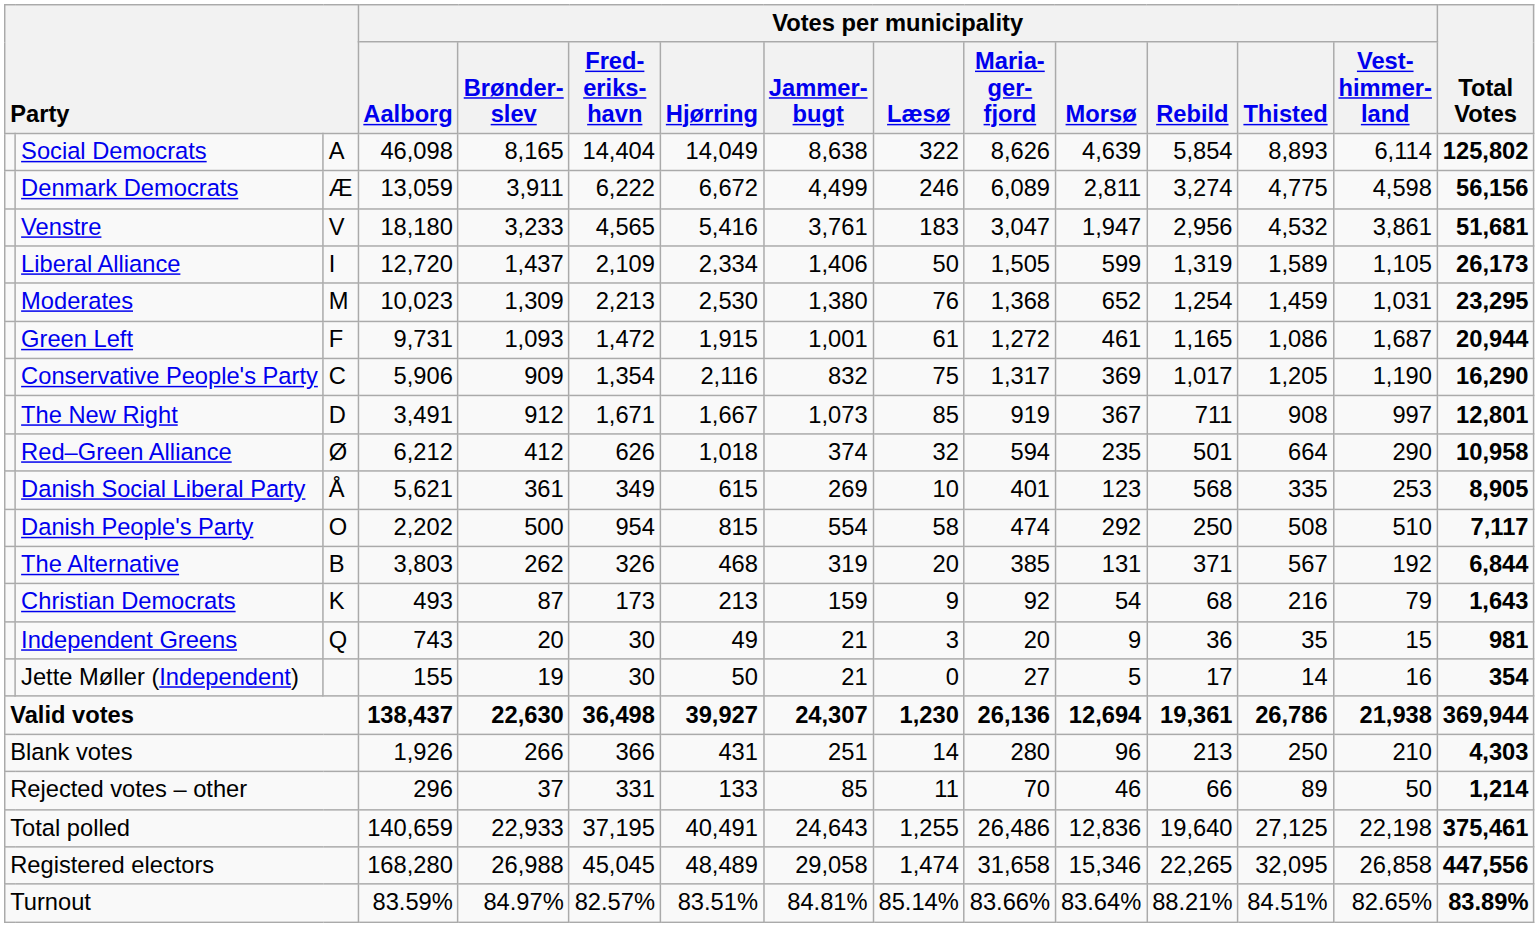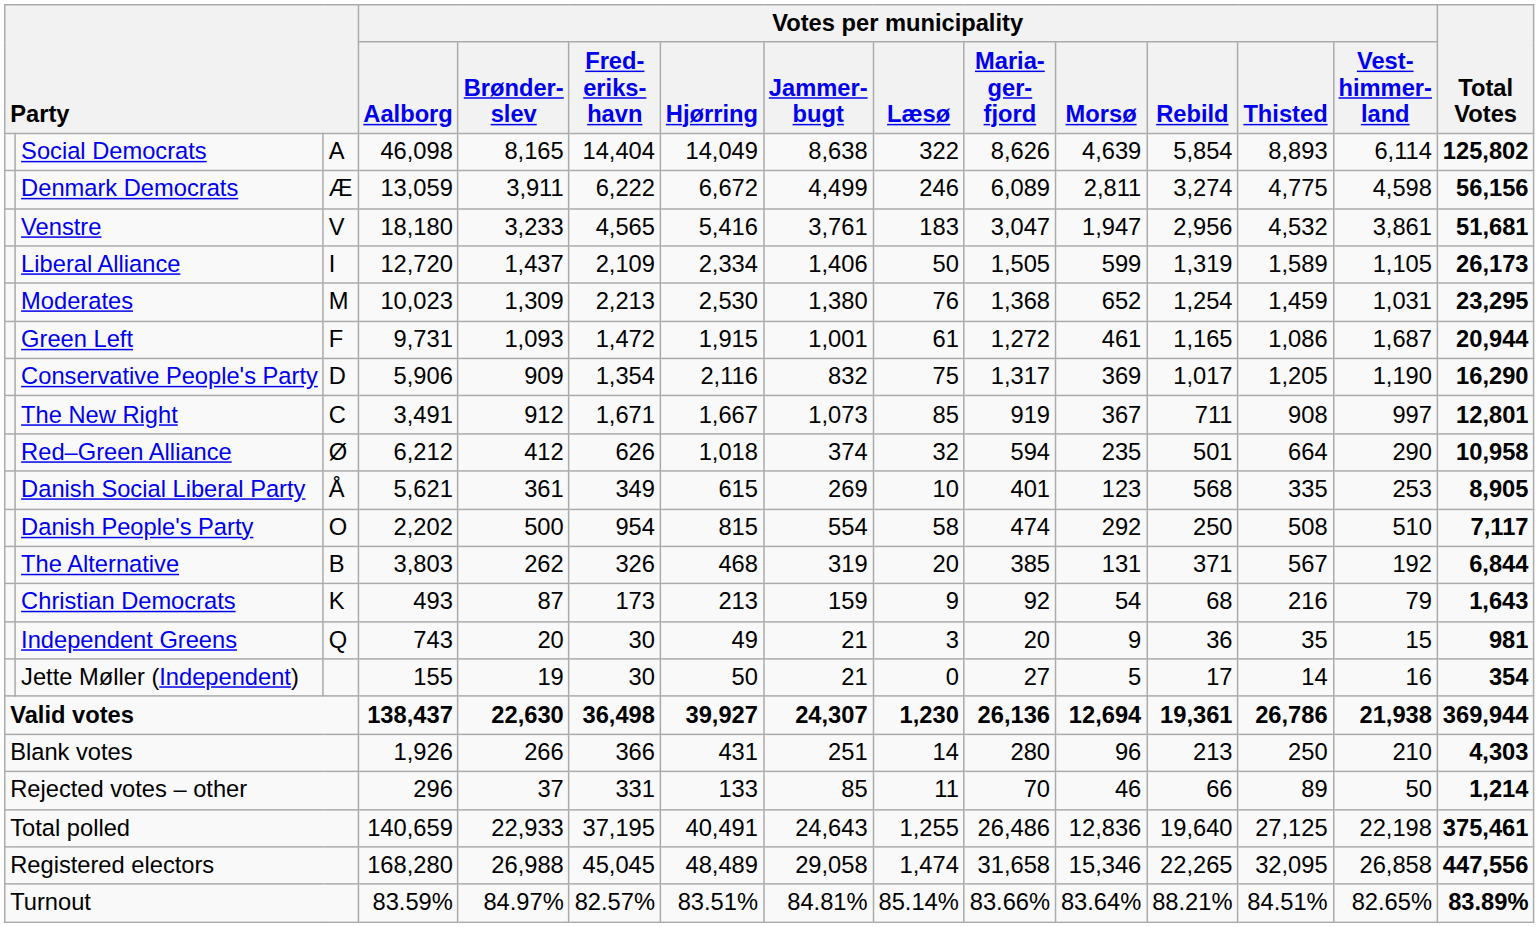(337, 376) C -> (337, 376) D
(337, 414) D -> (337, 414) C
